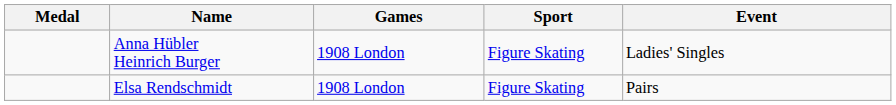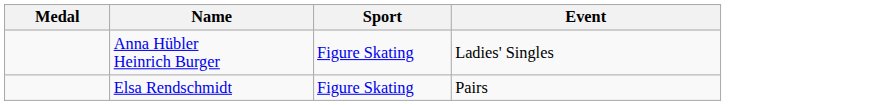- column: (399, 17)
